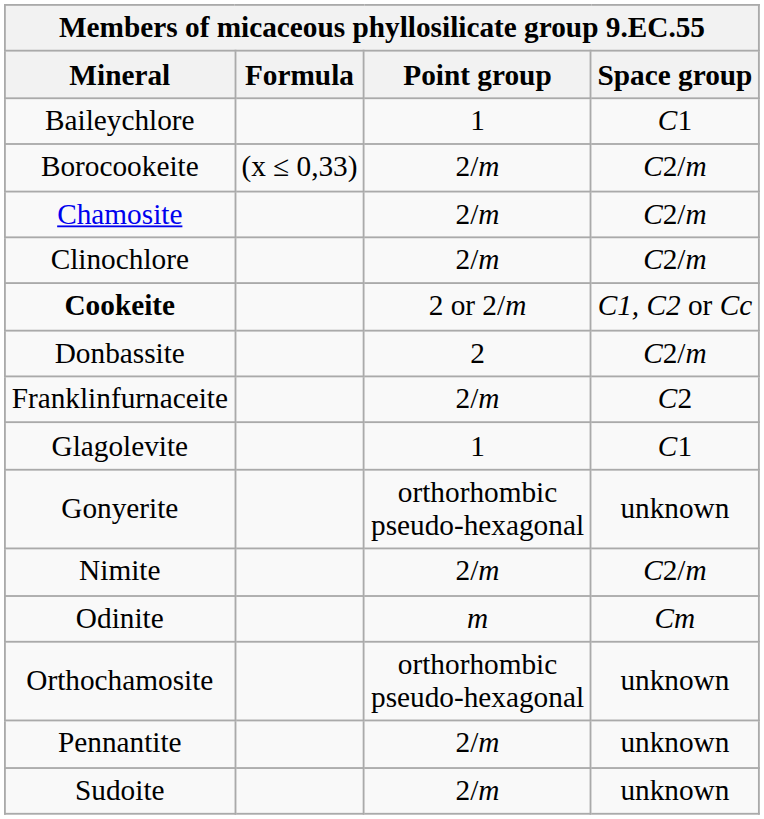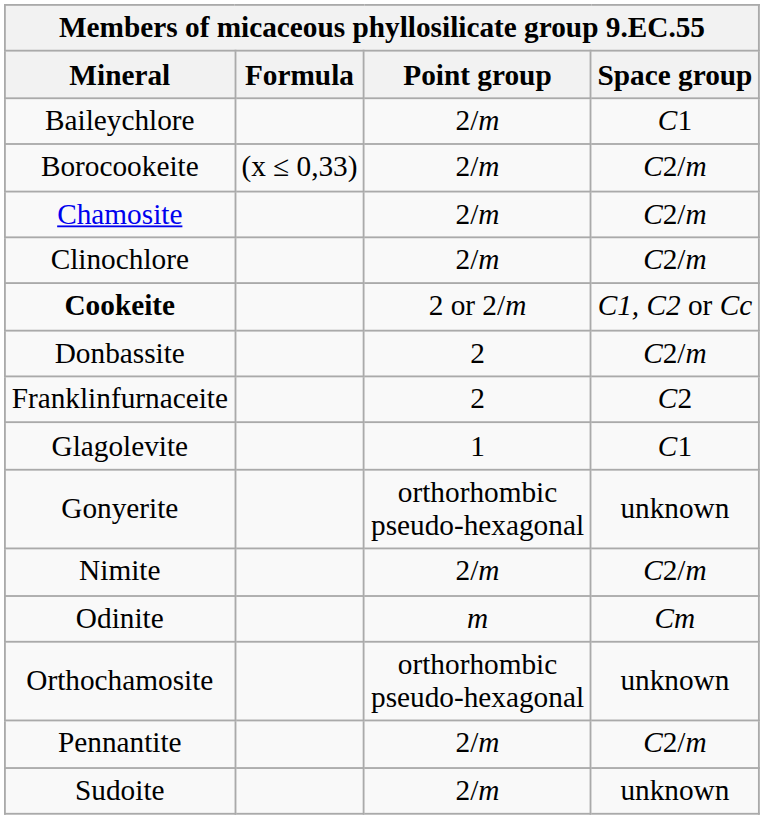(478, 120) 1 -> (477, 120) 2/m
(477, 399) 2/m -> (478, 399) 2
(675, 743) unknown -> (675, 743) C2/m
